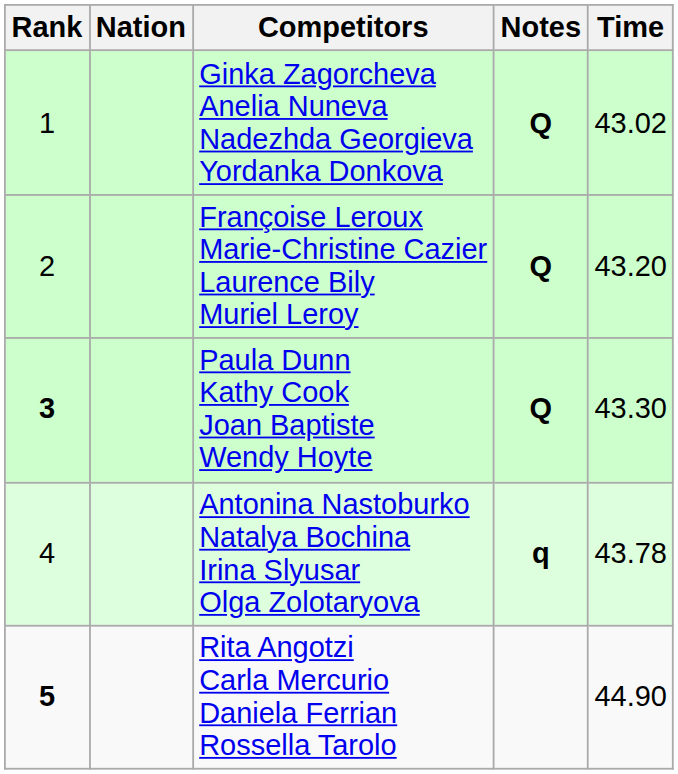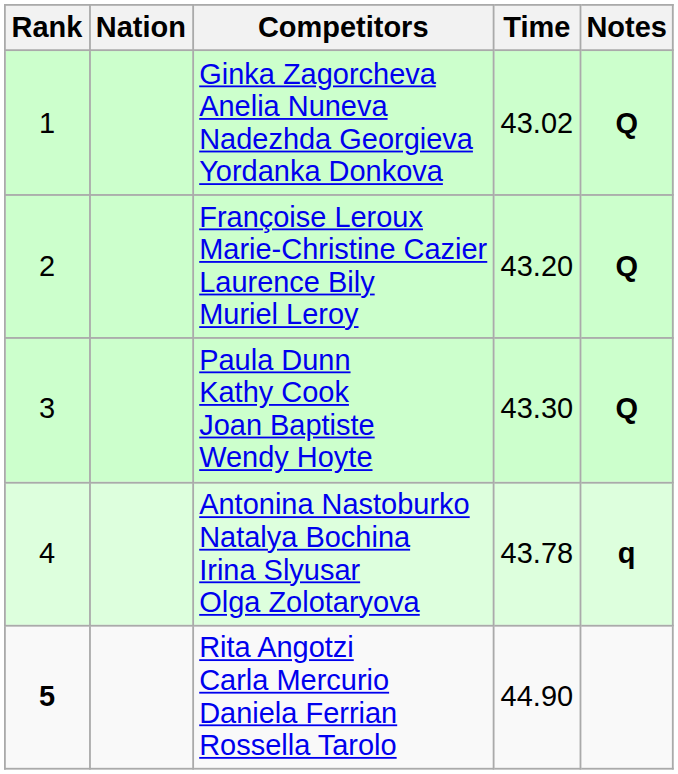columns swapped: (631, 27) <-> (541, 27)
(47, 409) bold -> (47, 409) normal
